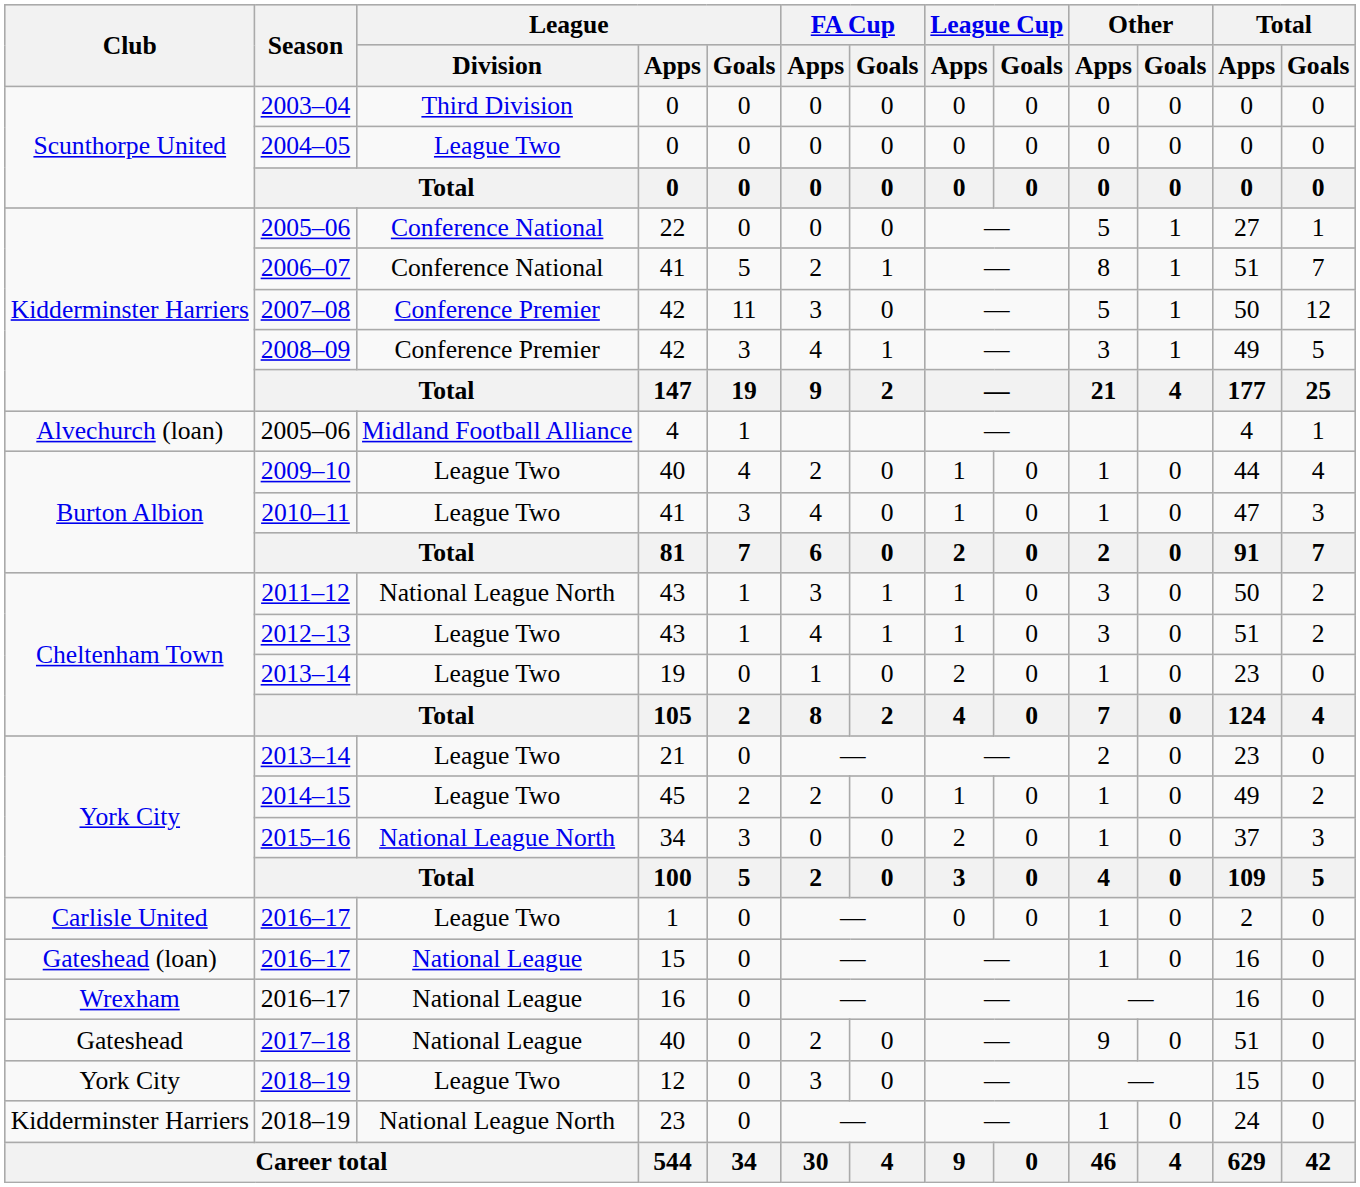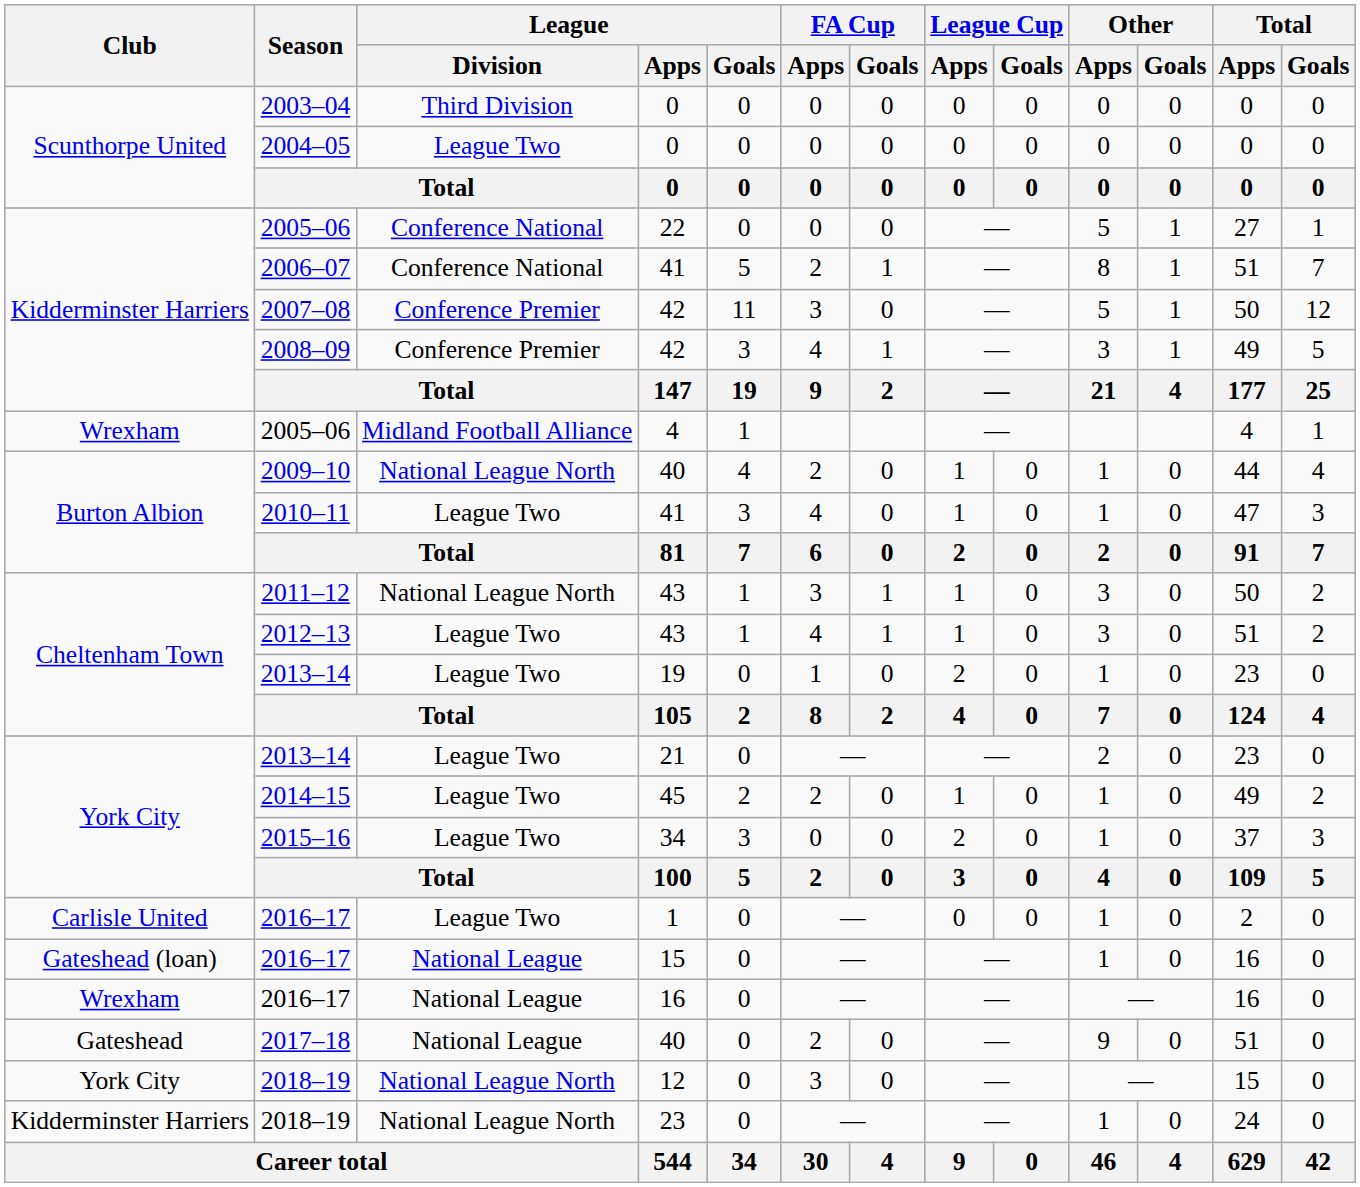(130, 430) Alvechurch (loan) -> (130, 430) Wrexham
(497, 471) League Two -> (497, 471) National League North
(497, 836) National League North -> (497, 836) League Two
(497, 1080) League Two -> (497, 1080) National League North
